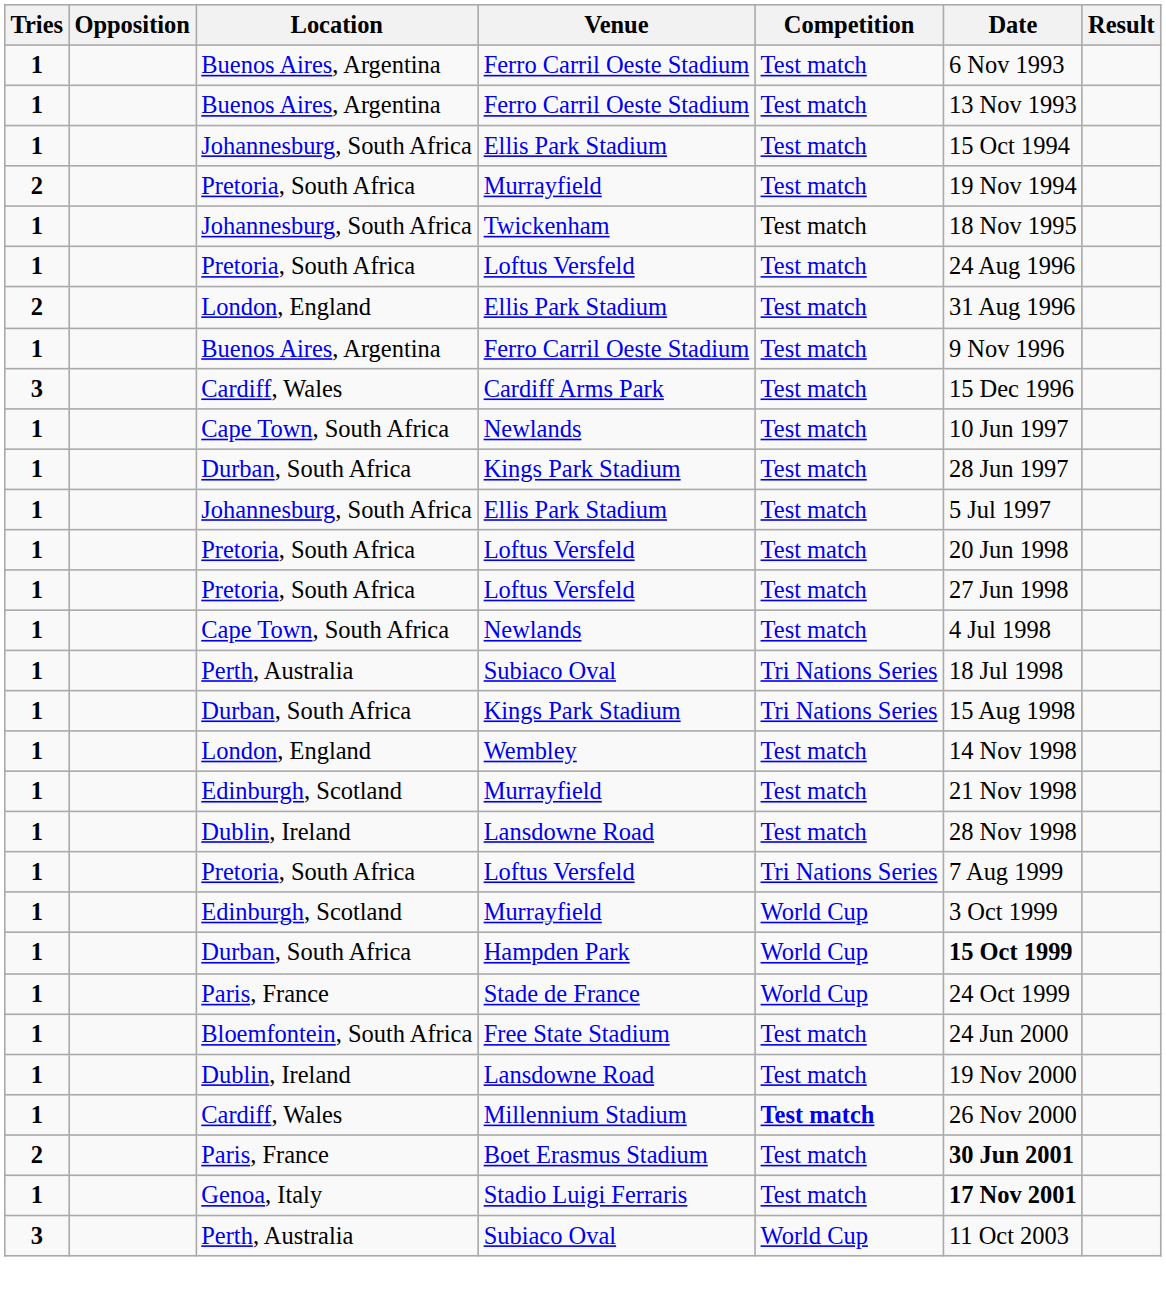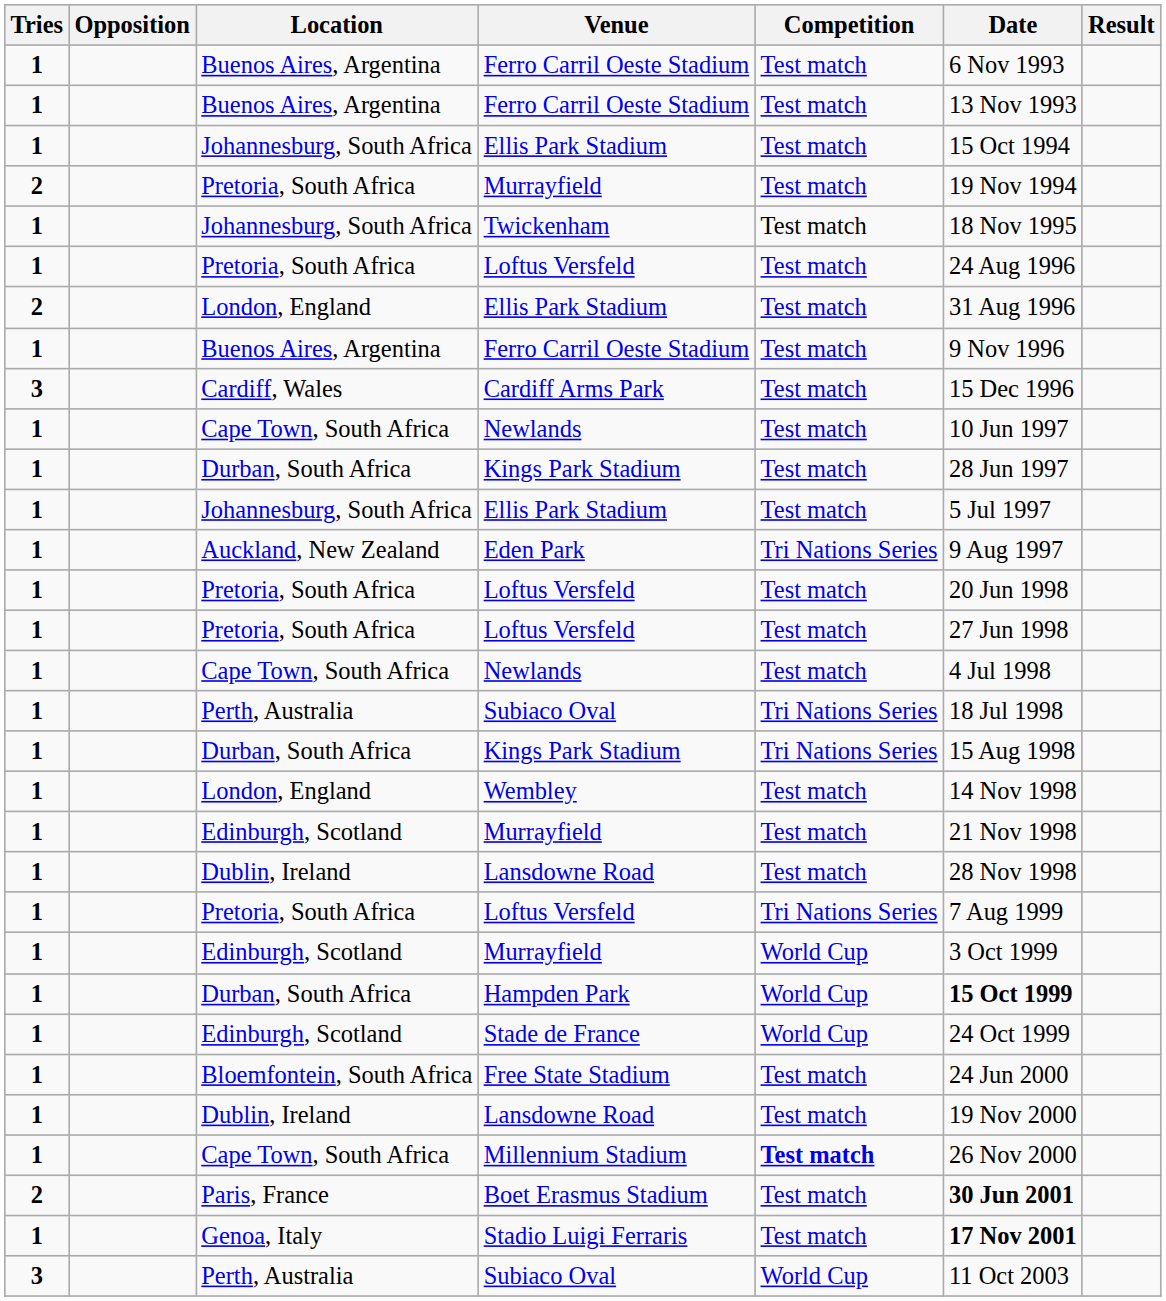+ row: (37, 549)
(265, 993) Paris, France -> (302, 1033) Edinburgh, Scotland
(272, 1114) Cardiff, Wales -> (325, 1154) Cape Town, South Africa
